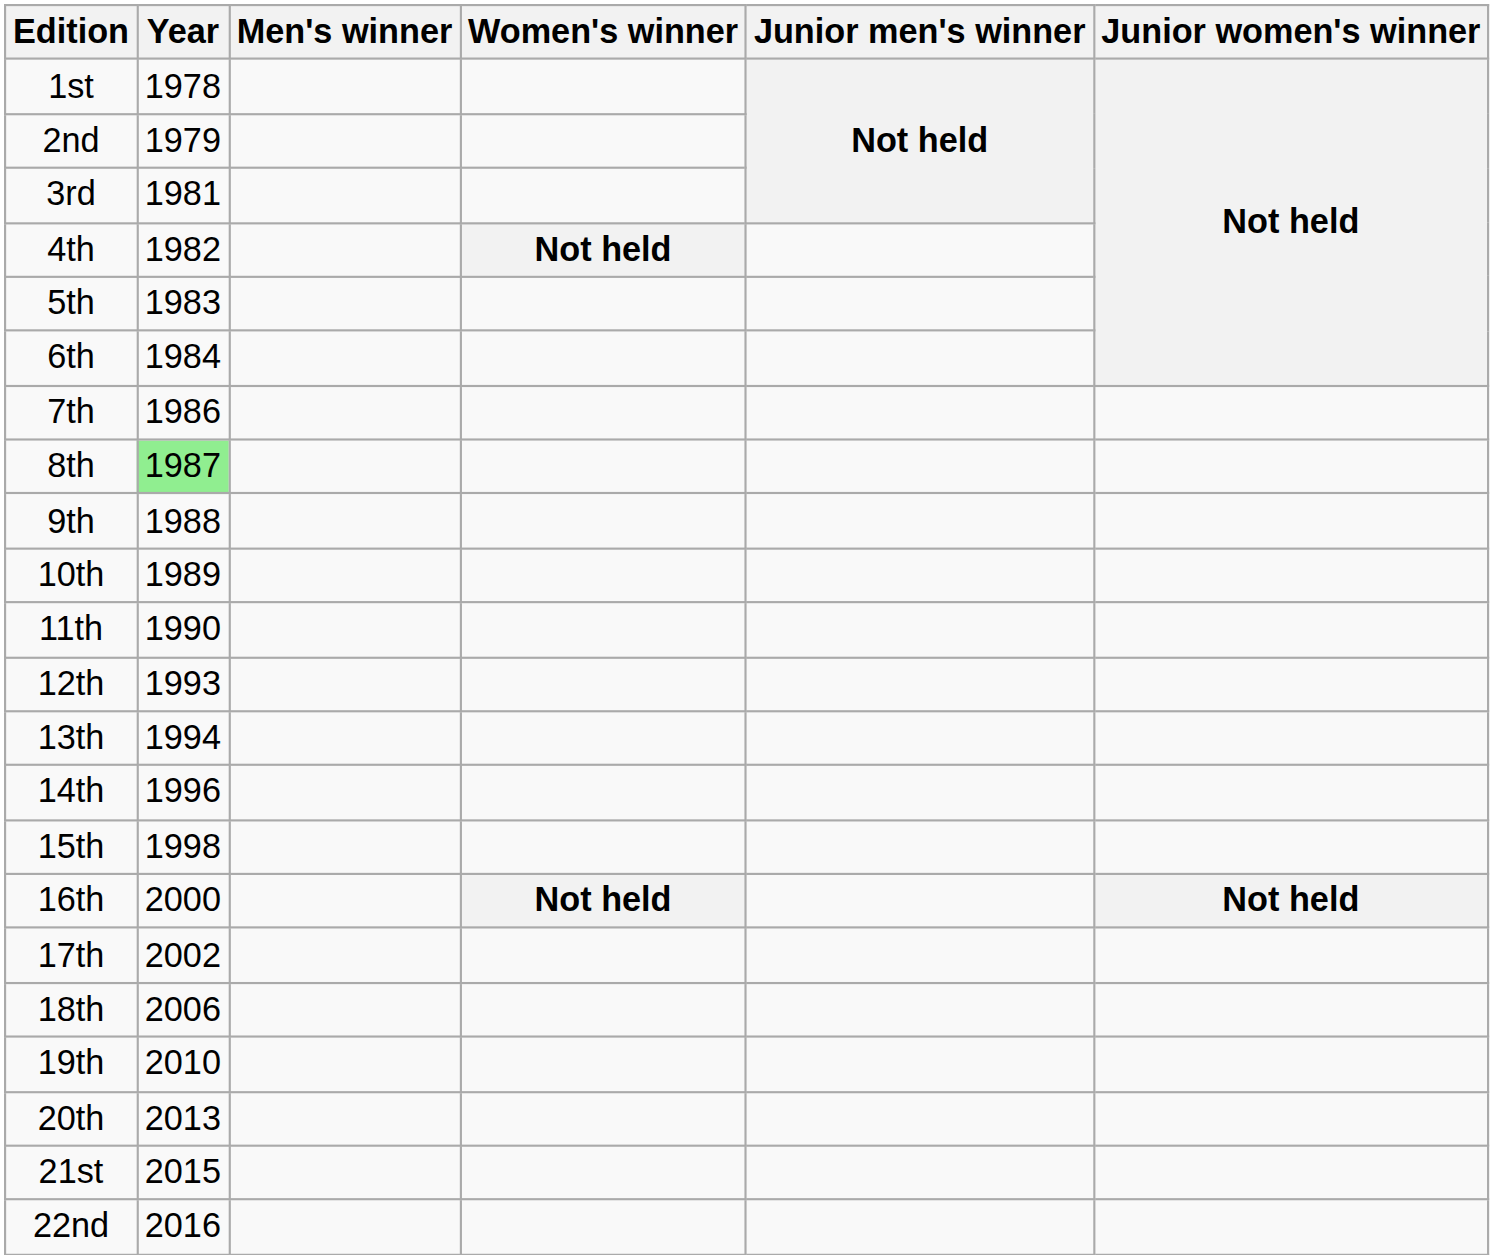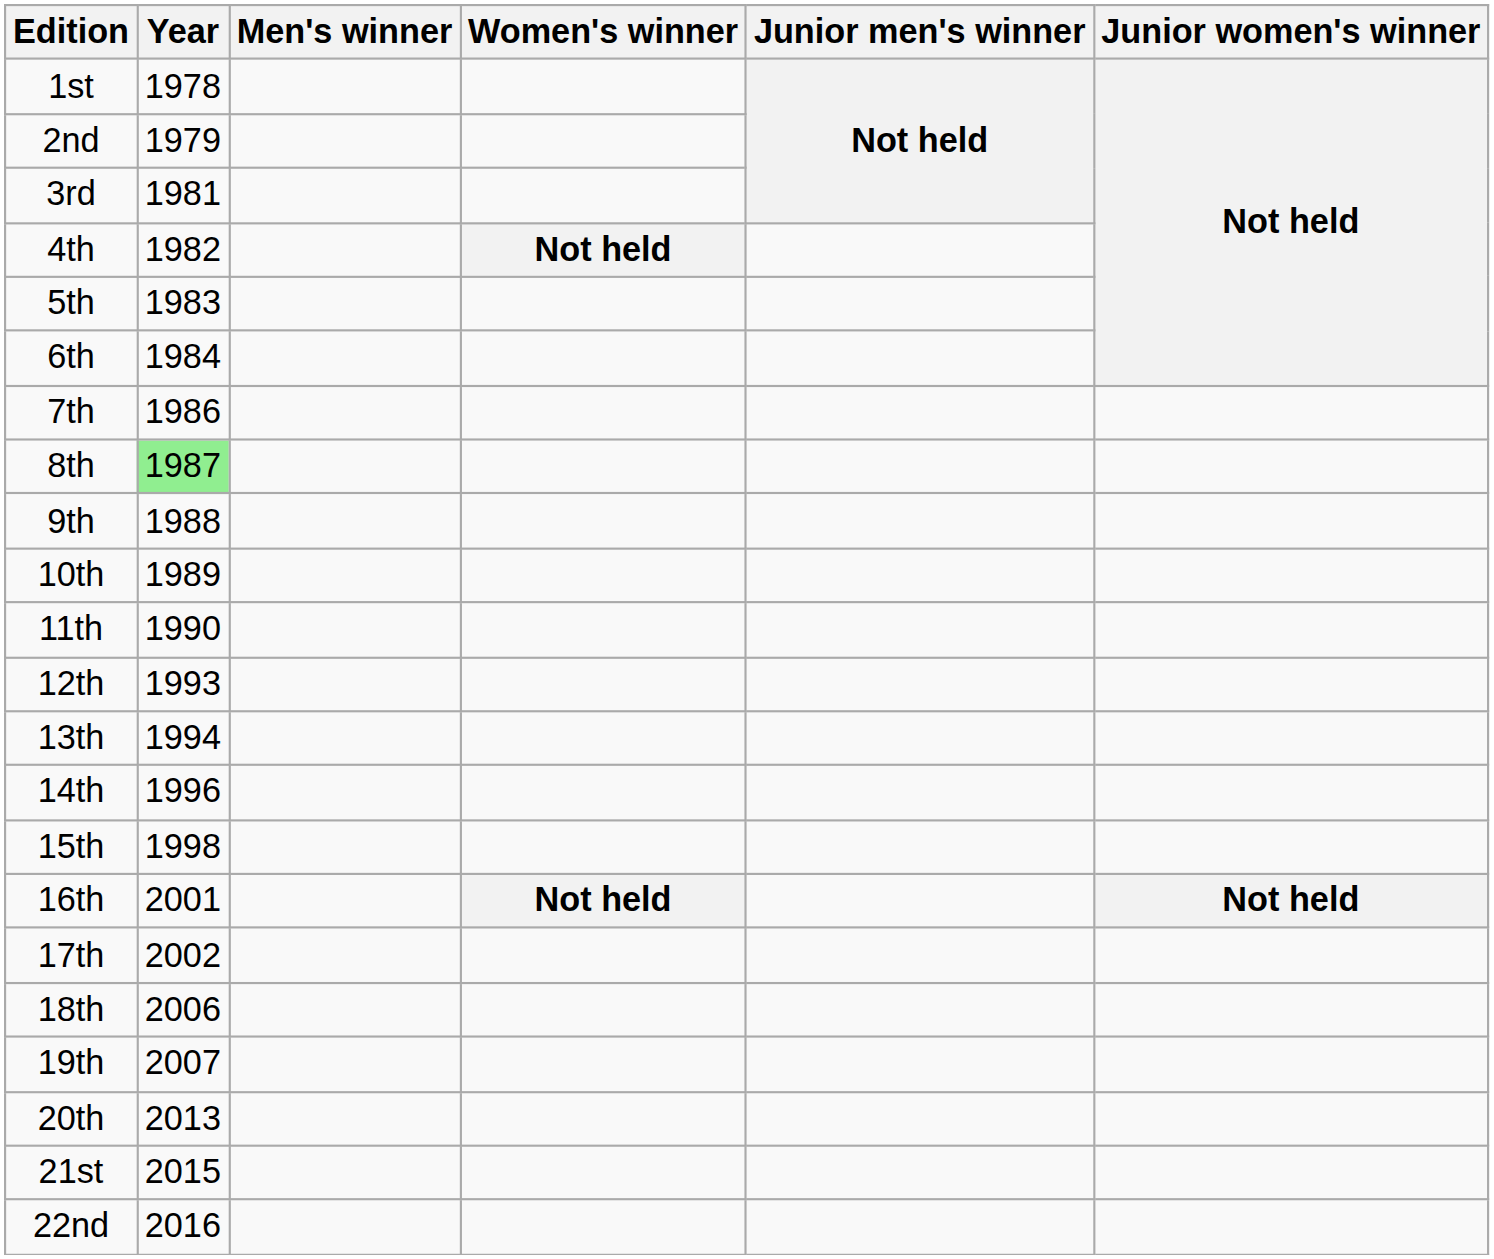(183, 900) 2000 -> (183, 900) 2001
(183, 1063) 2010 -> (183, 1063) 2007
